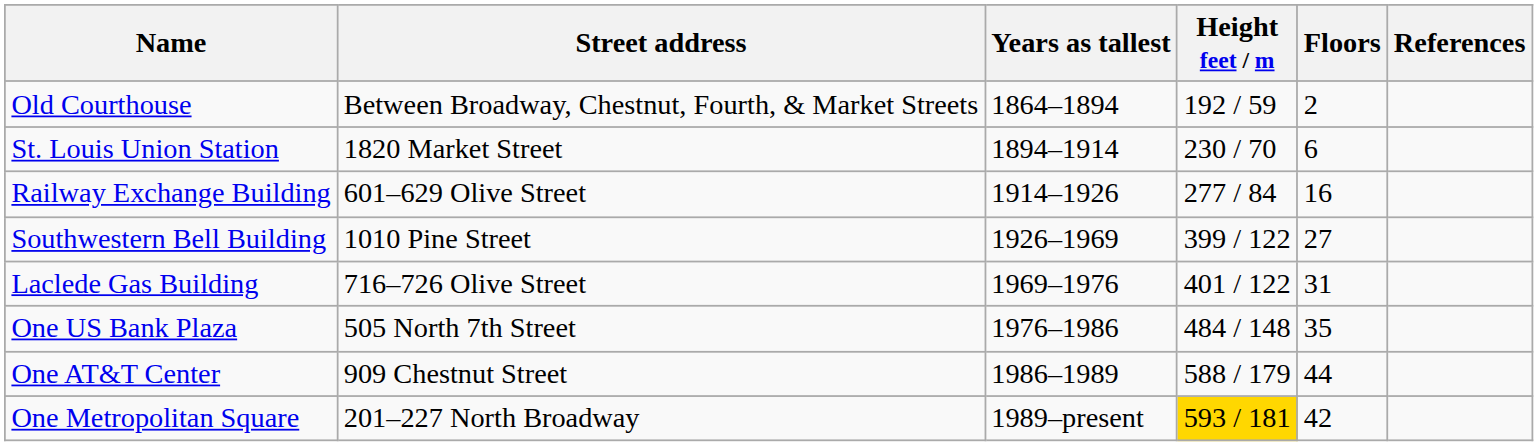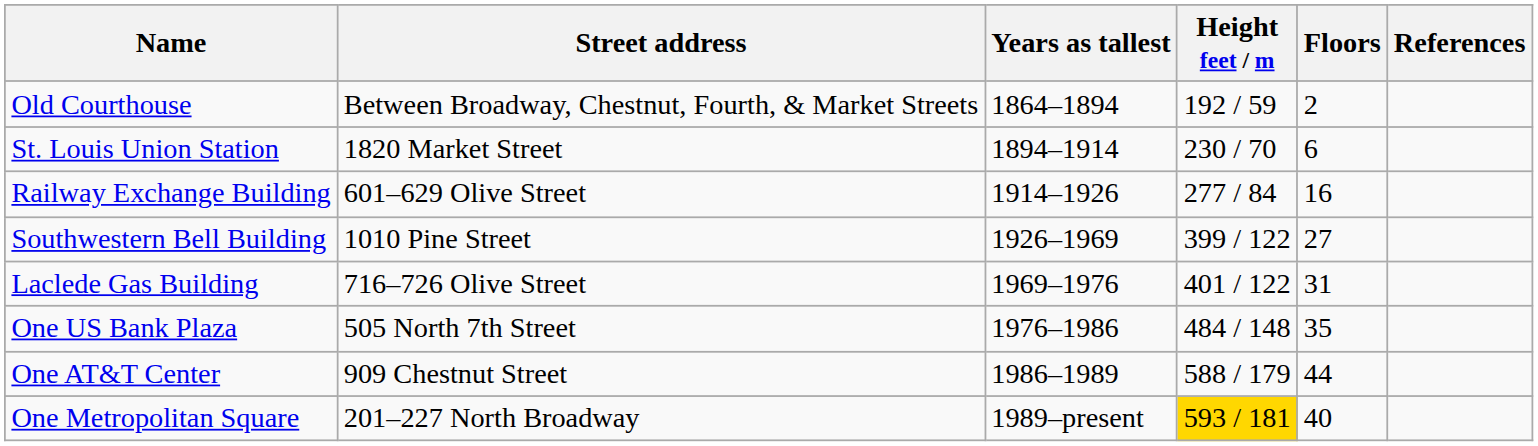(1318, 418) 42 -> (1318, 418) 40
